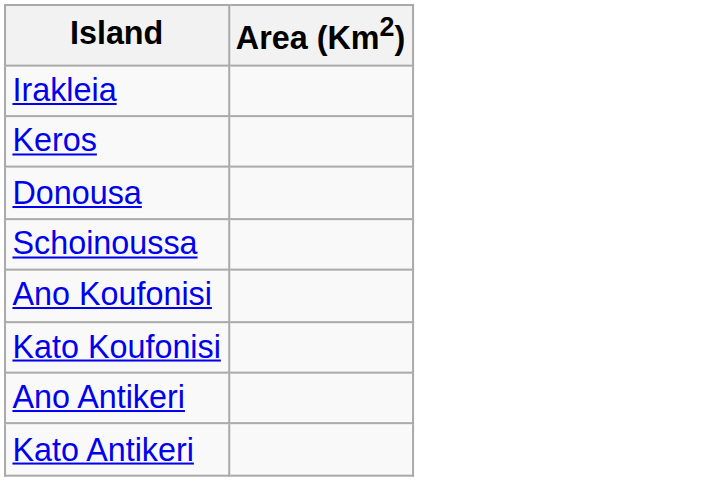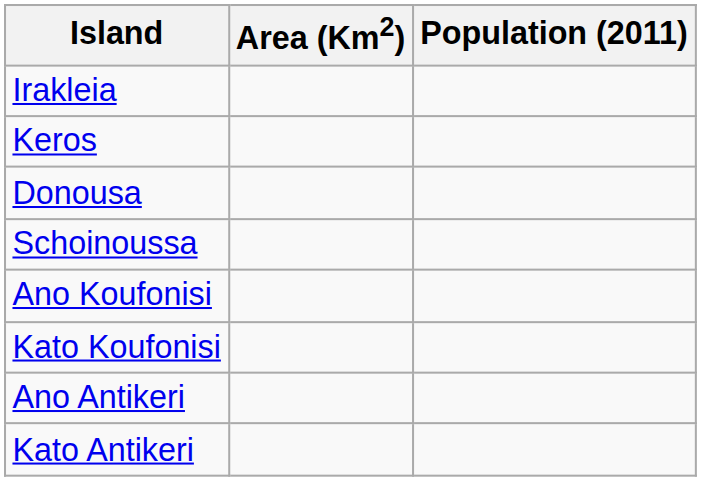+ column: (554, 34)
